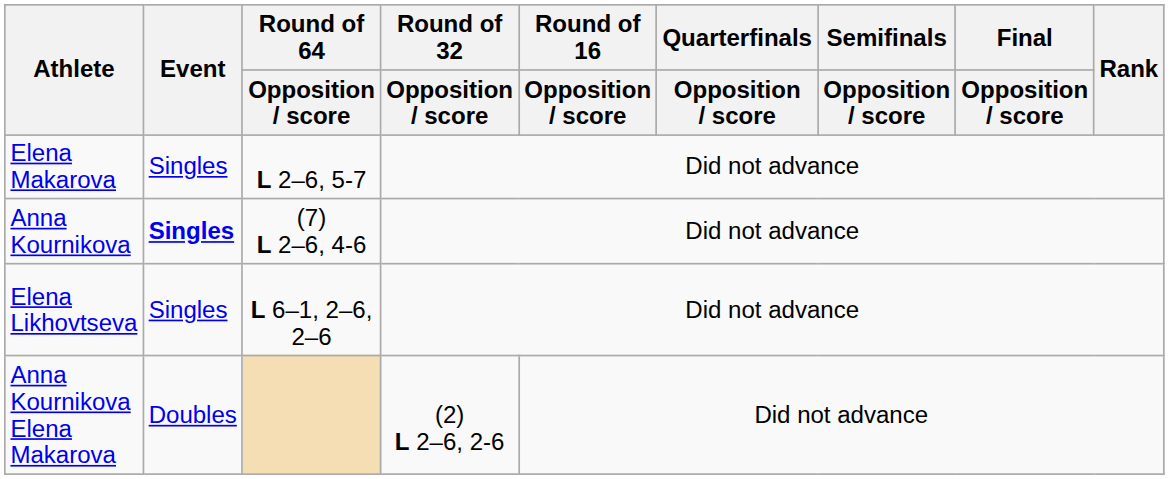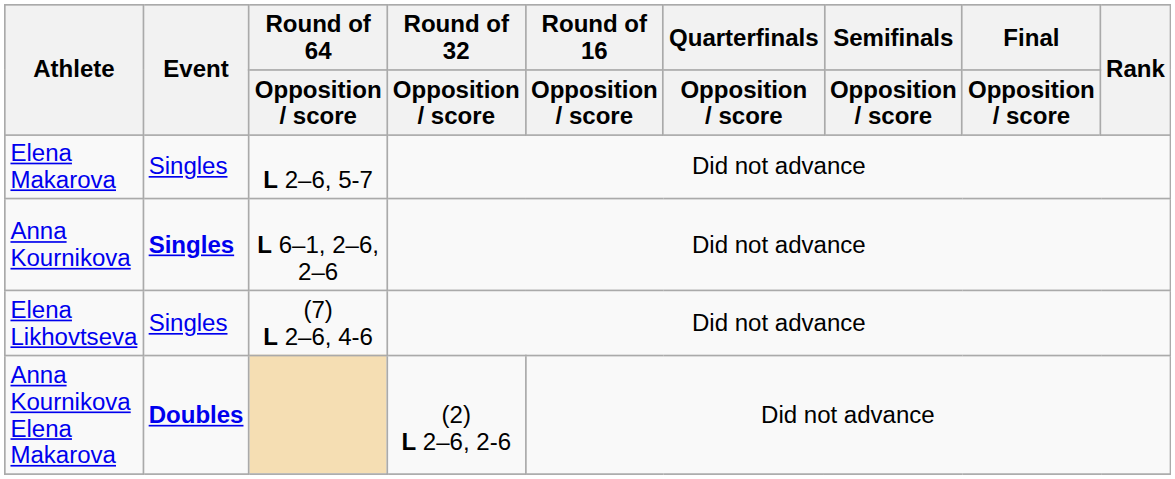(312, 232) (7) L 2–6, 4-6 -> (318, 258) L 6–1, 2–6, 2–6
(312, 323) L 6–1, 2–6, 2–6 -> (318, 323) (7) L 2–6, 4-6
(193, 415) normal -> (196, 415) bold
